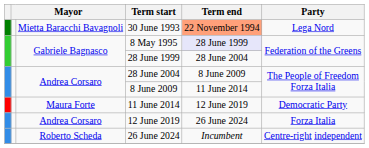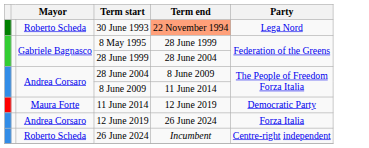(71, 27) Mietta Baracchi Bavagnoli -> (55, 27) Roberto Scheda
(222, 43) lavender background -> (191, 43) no background
